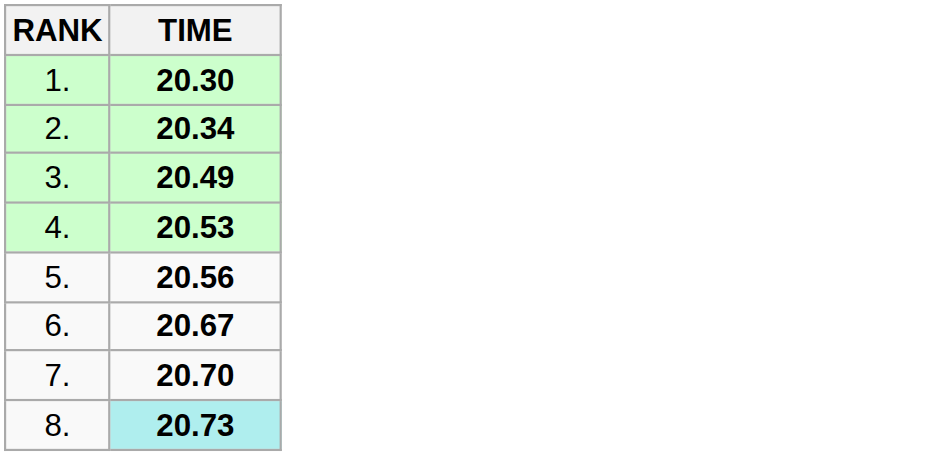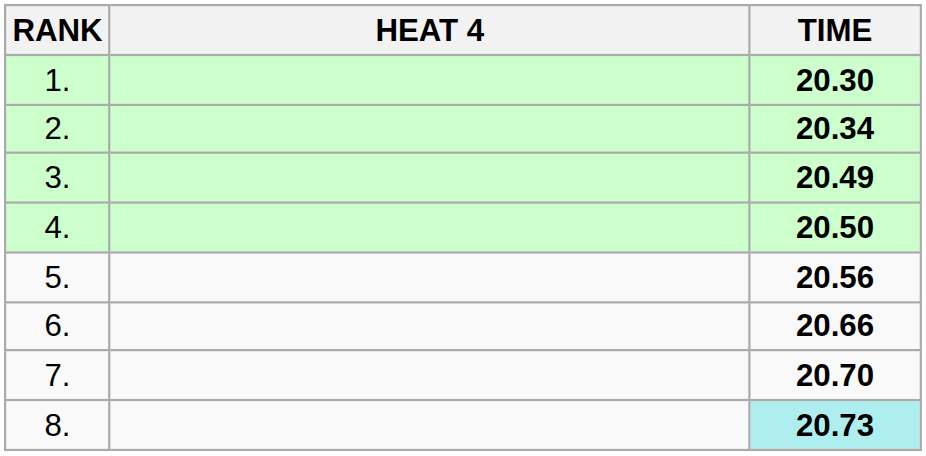+ column: (430, 30)
(195, 228) 20.53 -> (835, 228) 20.50
(195, 326) 20.67 -> (835, 326) 20.66
